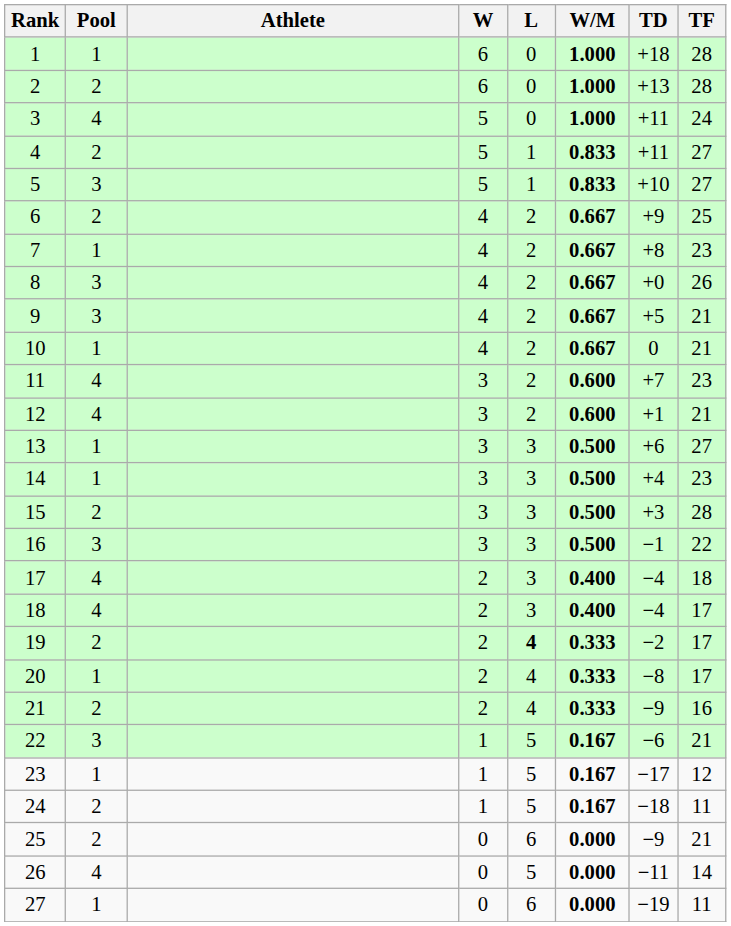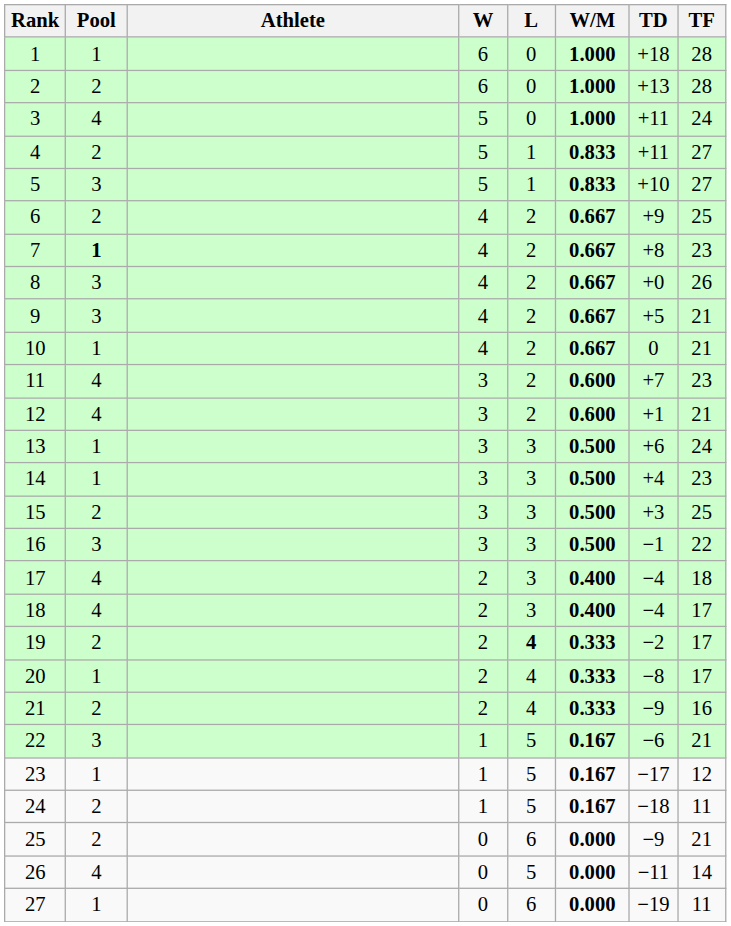(96, 250) normal -> (96, 250) bold
(702, 446) 27 -> (702, 446) 24
(702, 511) 28 -> (702, 511) 25
